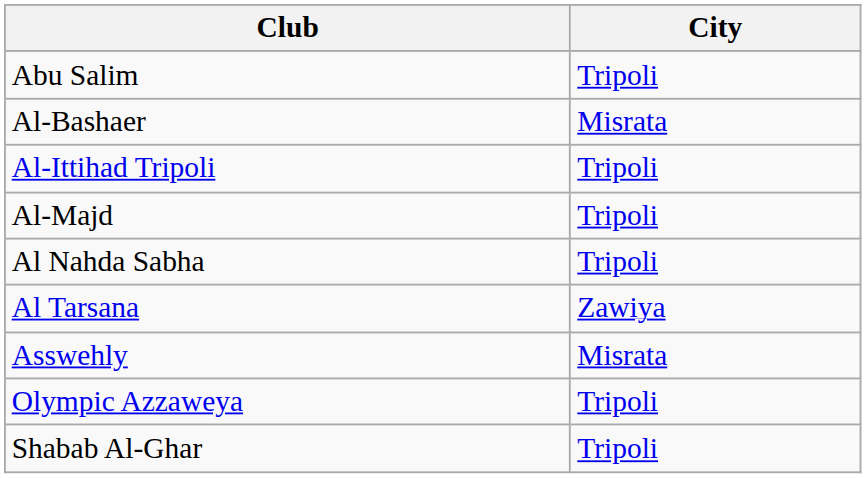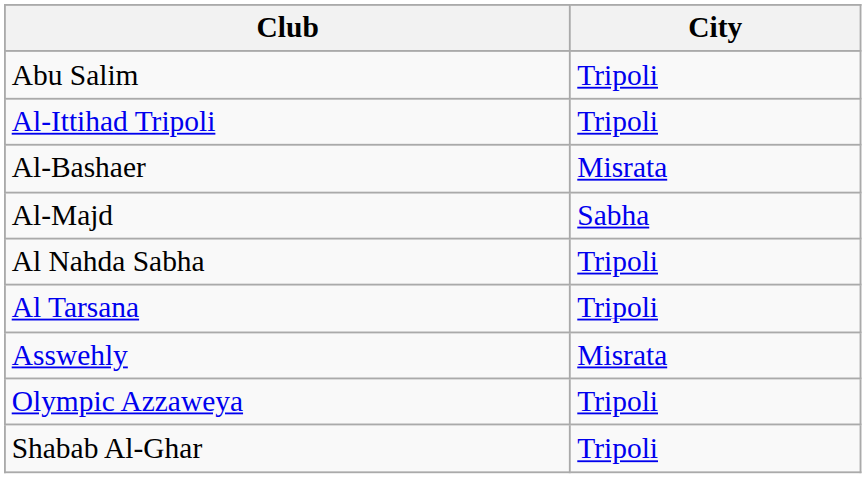rows swapped: (79, 121) <-> (114, 167)
(618, 214) Tripoli -> (613, 214) Sabha
(621, 307) Zawiya -> (618, 307) Tripoli
